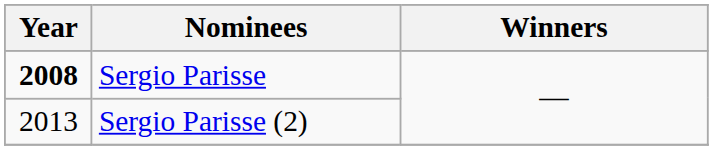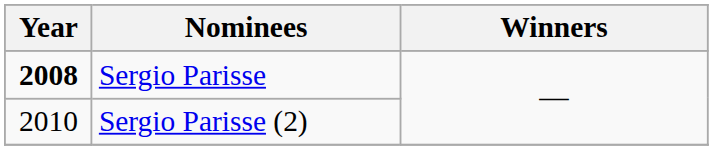(49, 121) 2013 -> (49, 121) 2010
